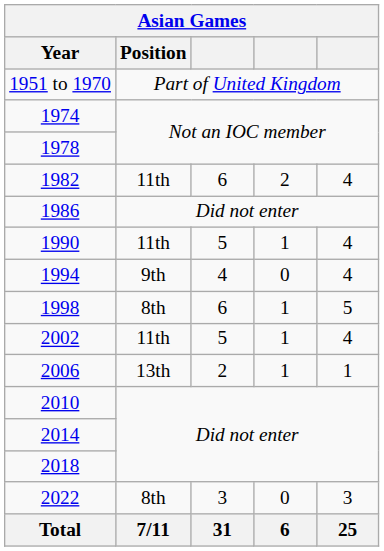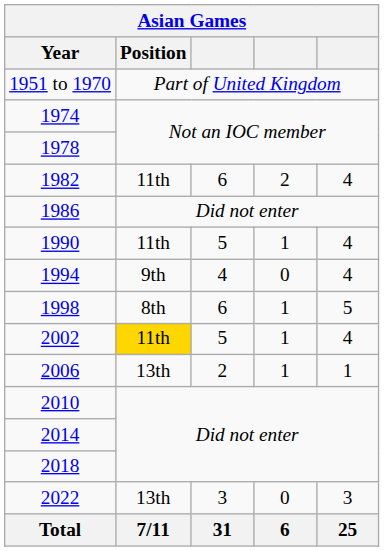(153, 339) no background -> (153, 339) gold background
(153, 498) 8th -> (153, 498) 13th
